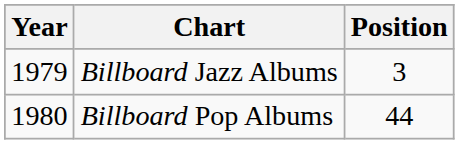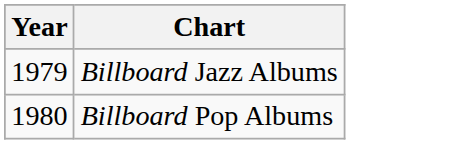- column: (399, 26)
